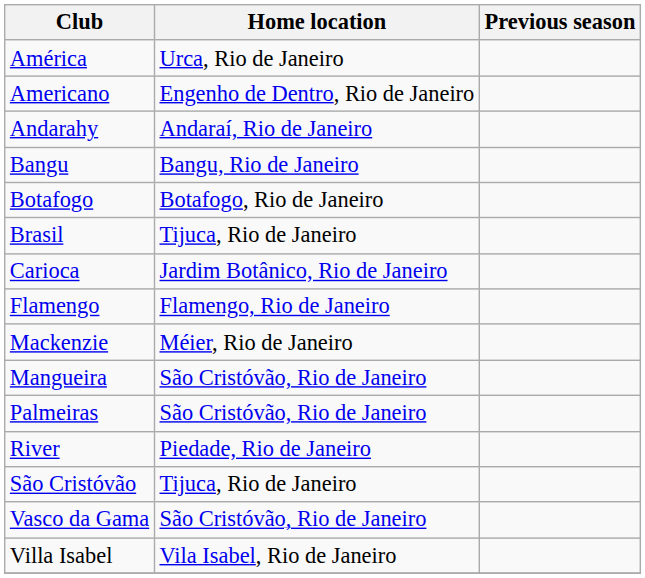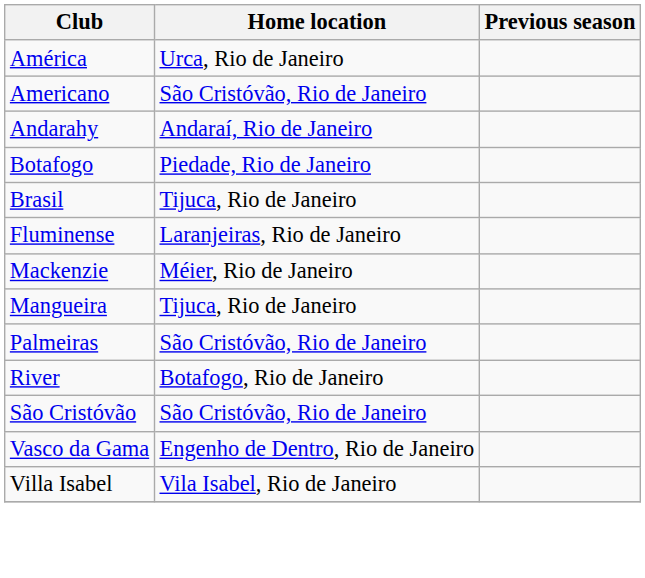(317, 93) Engenho de Dentro, Rio de Janeiro -> (293, 93) São Cristóvão, Rio de Janeiro
- row: (39, 164)
(271, 199) Botafogo, Rio de Janeiro -> (265, 164) Piedade, Rio de Janeiro
- row: (45, 270)
- row: (55, 306)
+ row: (62, 235)
(293, 377) São Cristóvão, Rio de Janeiro -> (258, 306) Tijuca, Rio de Janeiro
(265, 448) Piedade, Rio de Janeiro -> (271, 377) Botafogo, Rio de Janeiro
(258, 484) Tijuca, Rio de Janeiro -> (293, 413) São Cristóvão, Rio de Janeiro
(293, 519) São Cristóvão, Rio de Janeiro -> (317, 448) Engenho de Dentro, Rio de Janeiro
